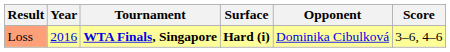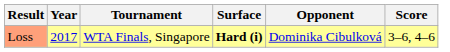(64, 36) 2016 -> (64, 36) 2017
(150, 36) bold -> (146, 36) normal
